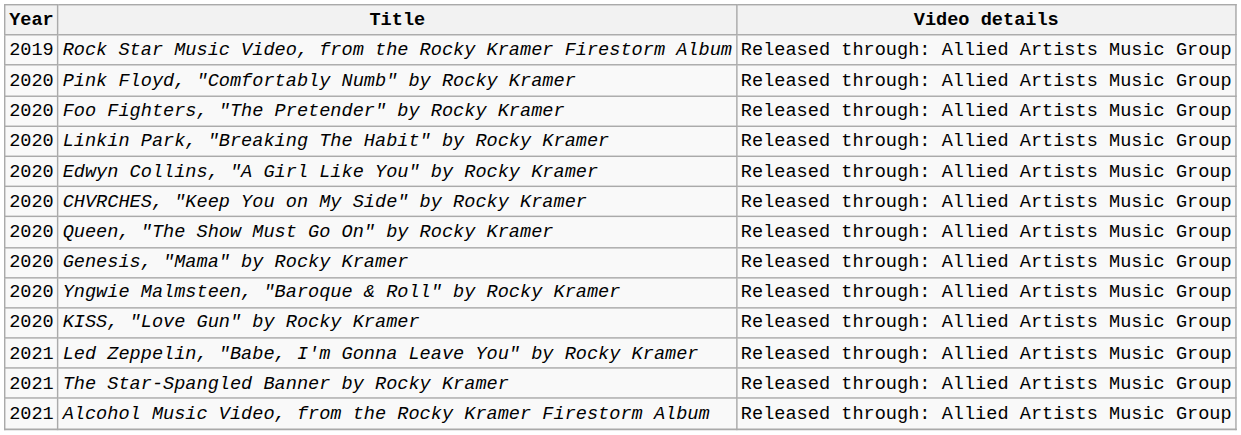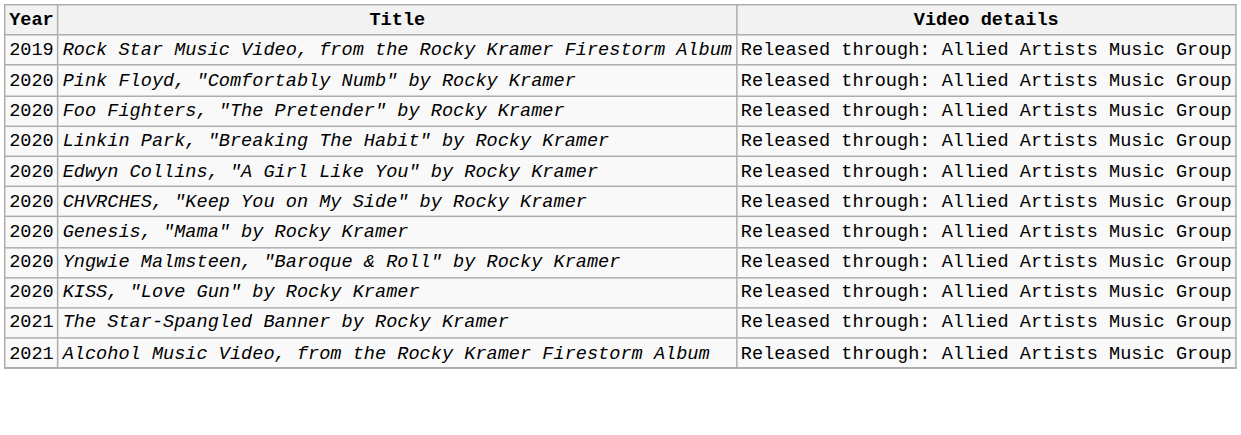- row: (308, 232)
- row: (381, 353)
